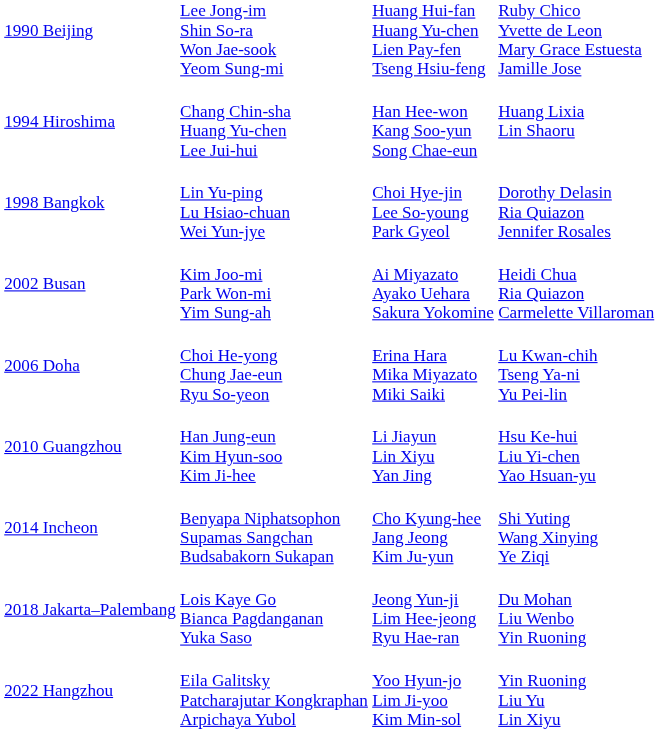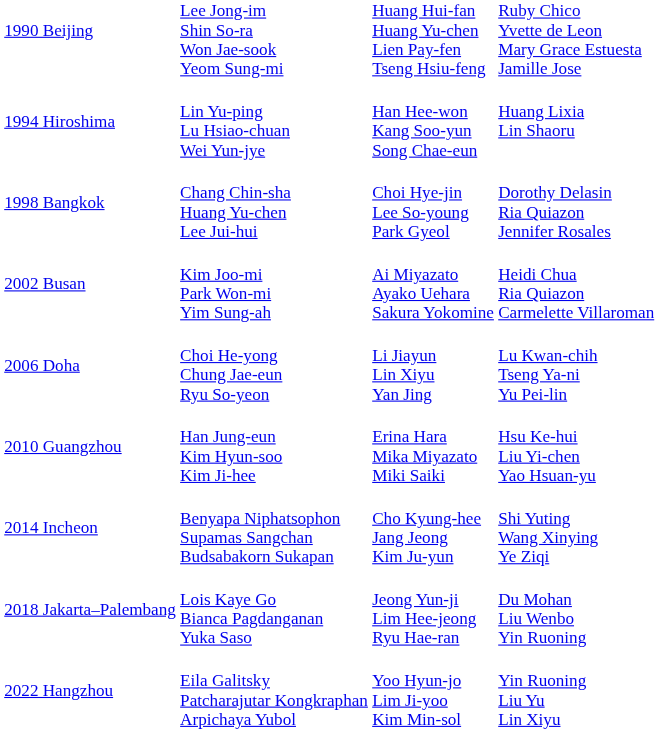(236, 130) Chang Chin-sha Huang Yu-chen Lee Jui-hui -> (235, 130) Lin Yu-ping Lu Hsiao-chuan Wei Yun-jye
(235, 212) Lin Yu-ping Lu Hsiao-chuan Wei Yun-jye -> (236, 212) Chang Chin-sha Huang Yu-chen Lee Jui-hui
(425, 374) Erina Hara Mika Miyazato Miki Saiki -> (404, 374) Li Jiayun Lin Xiyu Yan Jing
(404, 456) Li Jiayun Lin Xiyu Yan Jing -> (425, 456) Erina Hara Mika Miyazato Miki Saiki
